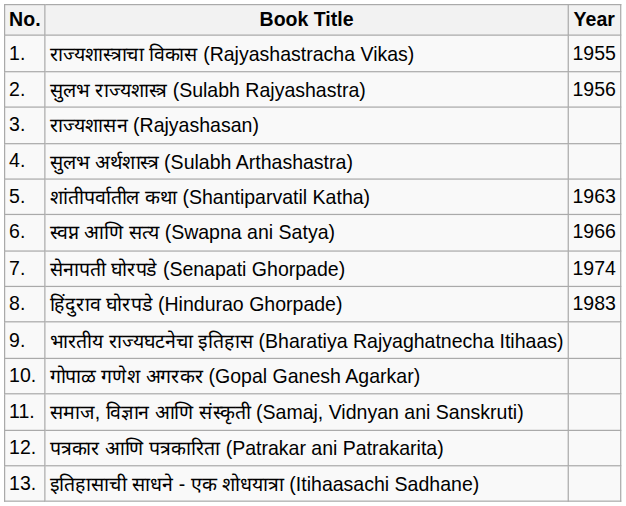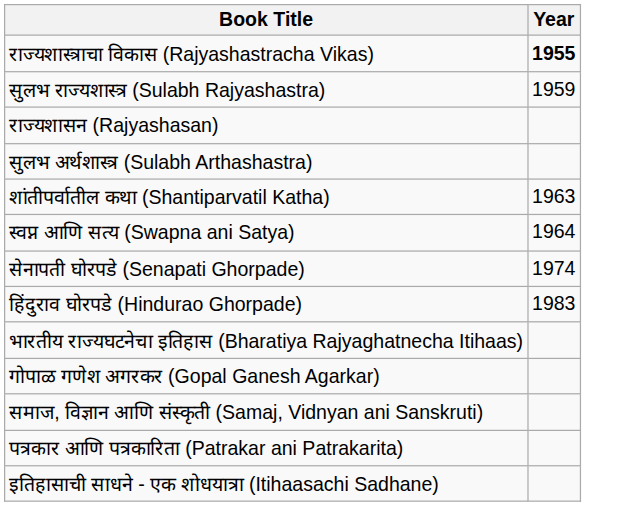- column: (25, 19)
(594, 53) normal -> (554, 53) bold
(594, 89) 1956 -> (554, 89) 1959
(594, 232) 1966 -> (554, 232) 1964
